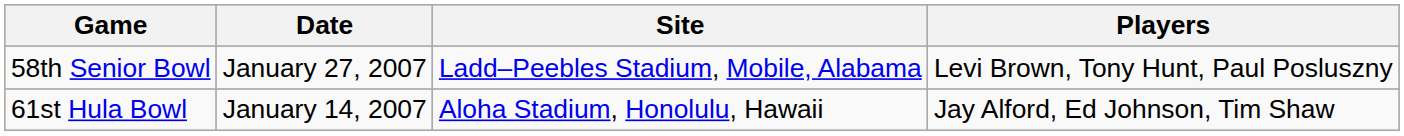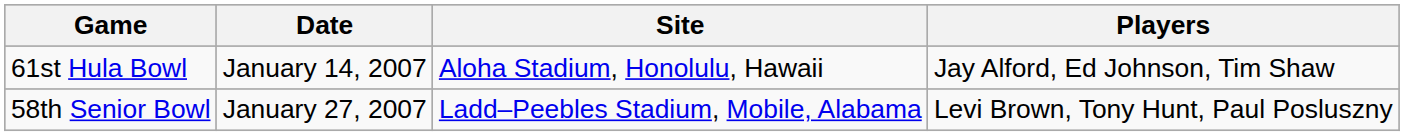rows swapped: (99, 109) <-> (111, 67)
